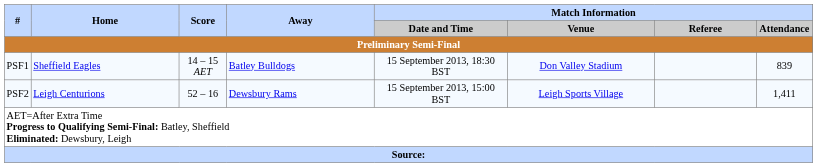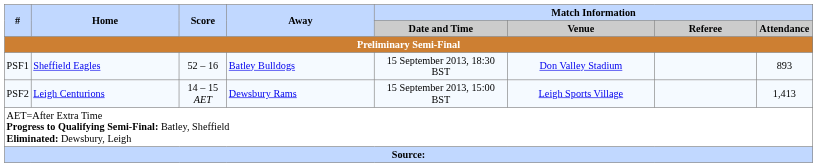(203, 66) 14 – 15 AET -> (203, 66) 52 – 16
(784, 66) 839 -> (784, 66) 893
(203, 93) 52 – 16 -> (203, 93) 14 – 15 AET
(784, 93) 1,411 -> (784, 93) 1,413
